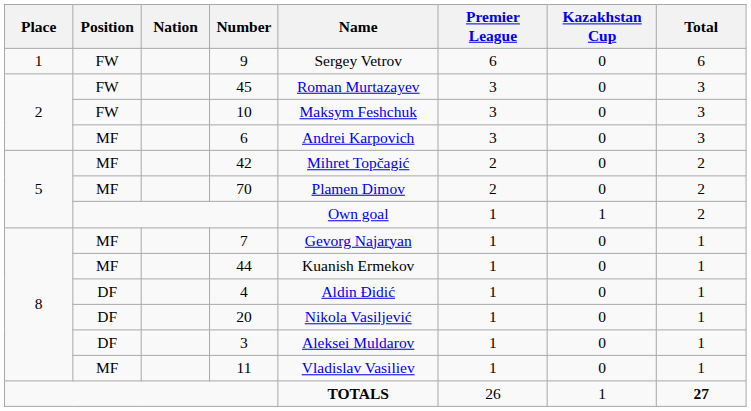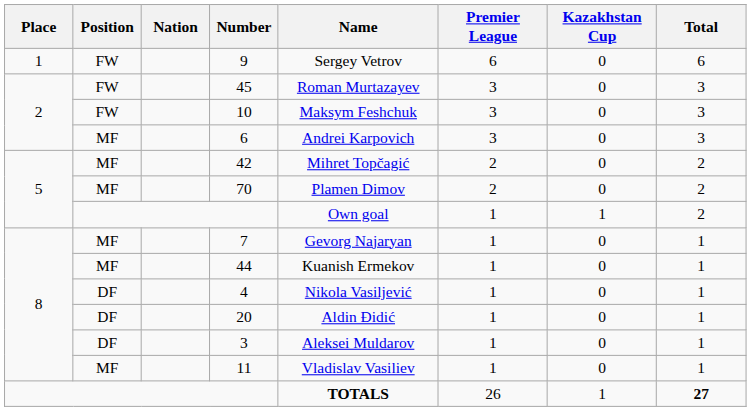(358, 291) Aldin Đidić -> (358, 291) Nikola Vasiljević
(358, 317) Nikola Vasiljević -> (358, 317) Aldin Đidić
